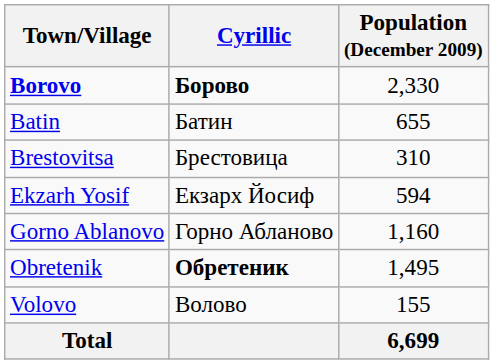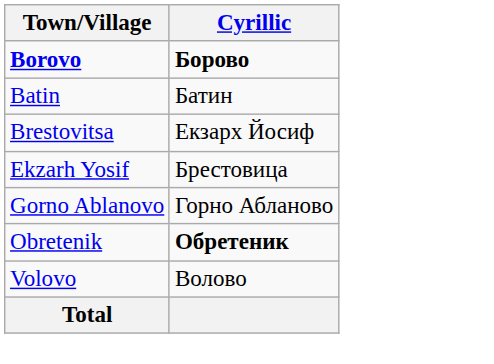- column: (413, 35)
(231, 158) Брестовица -> (245, 132) Екзарх Йосиф
(245, 194) Екзарх Йосиф -> (231, 168) Брестовица
